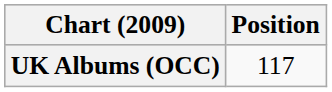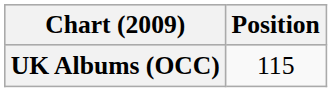(276, 65) 117 -> (276, 65) 115
